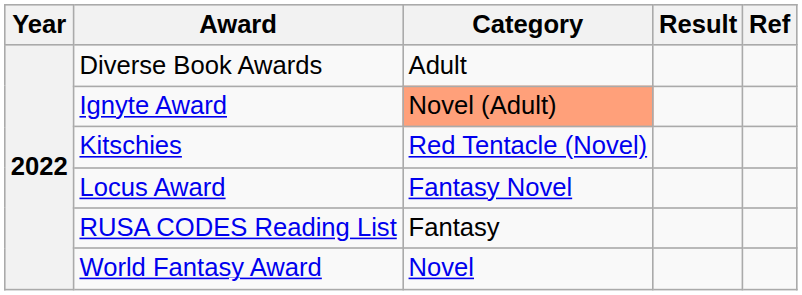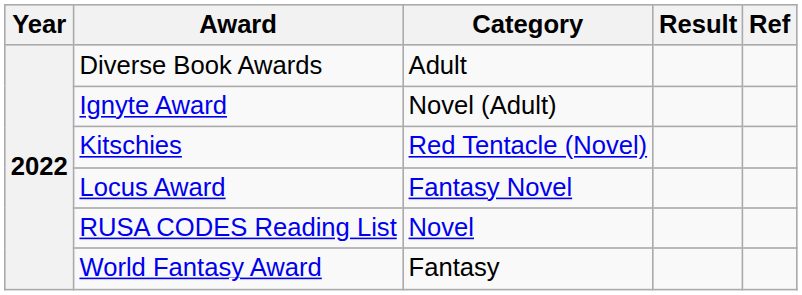(483, 106) lightsalmon background -> (483, 106) no background
(454, 227) Fantasy -> (441, 227) Novel
(441, 268) Novel -> (454, 268) Fantasy
